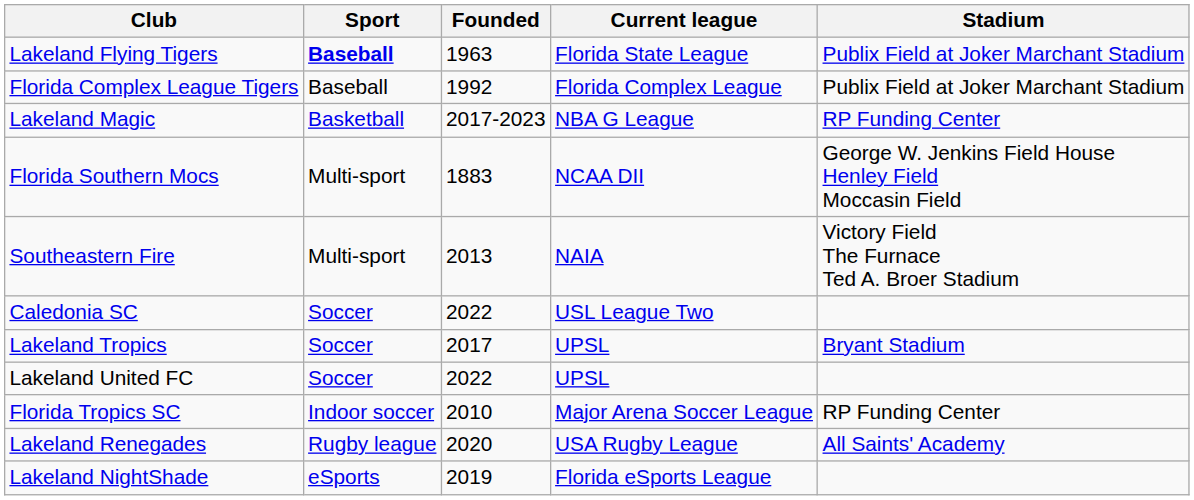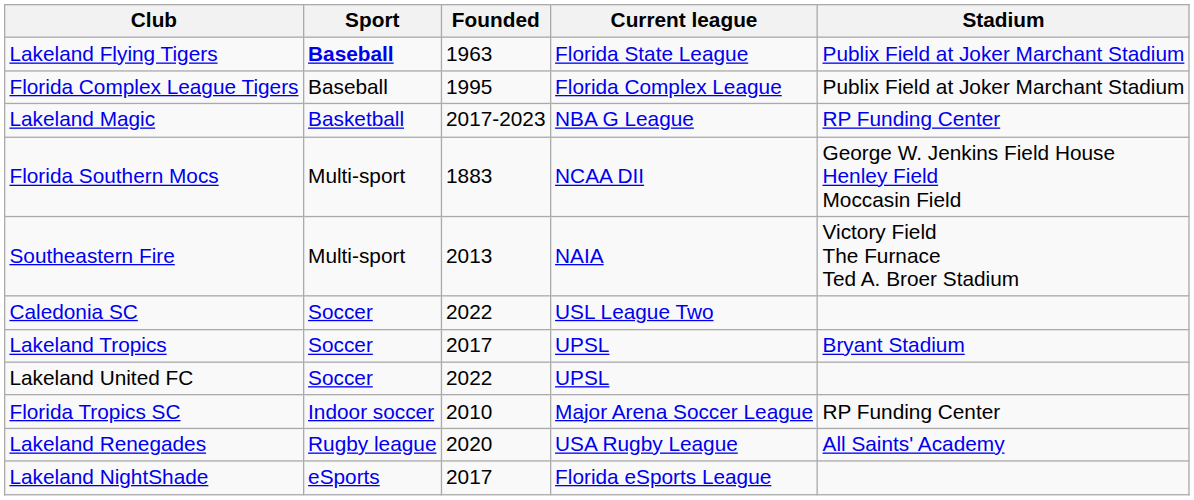(469, 86) 1992 -> (469, 86) 1995
(469, 477) 2019 -> (469, 477) 2017
